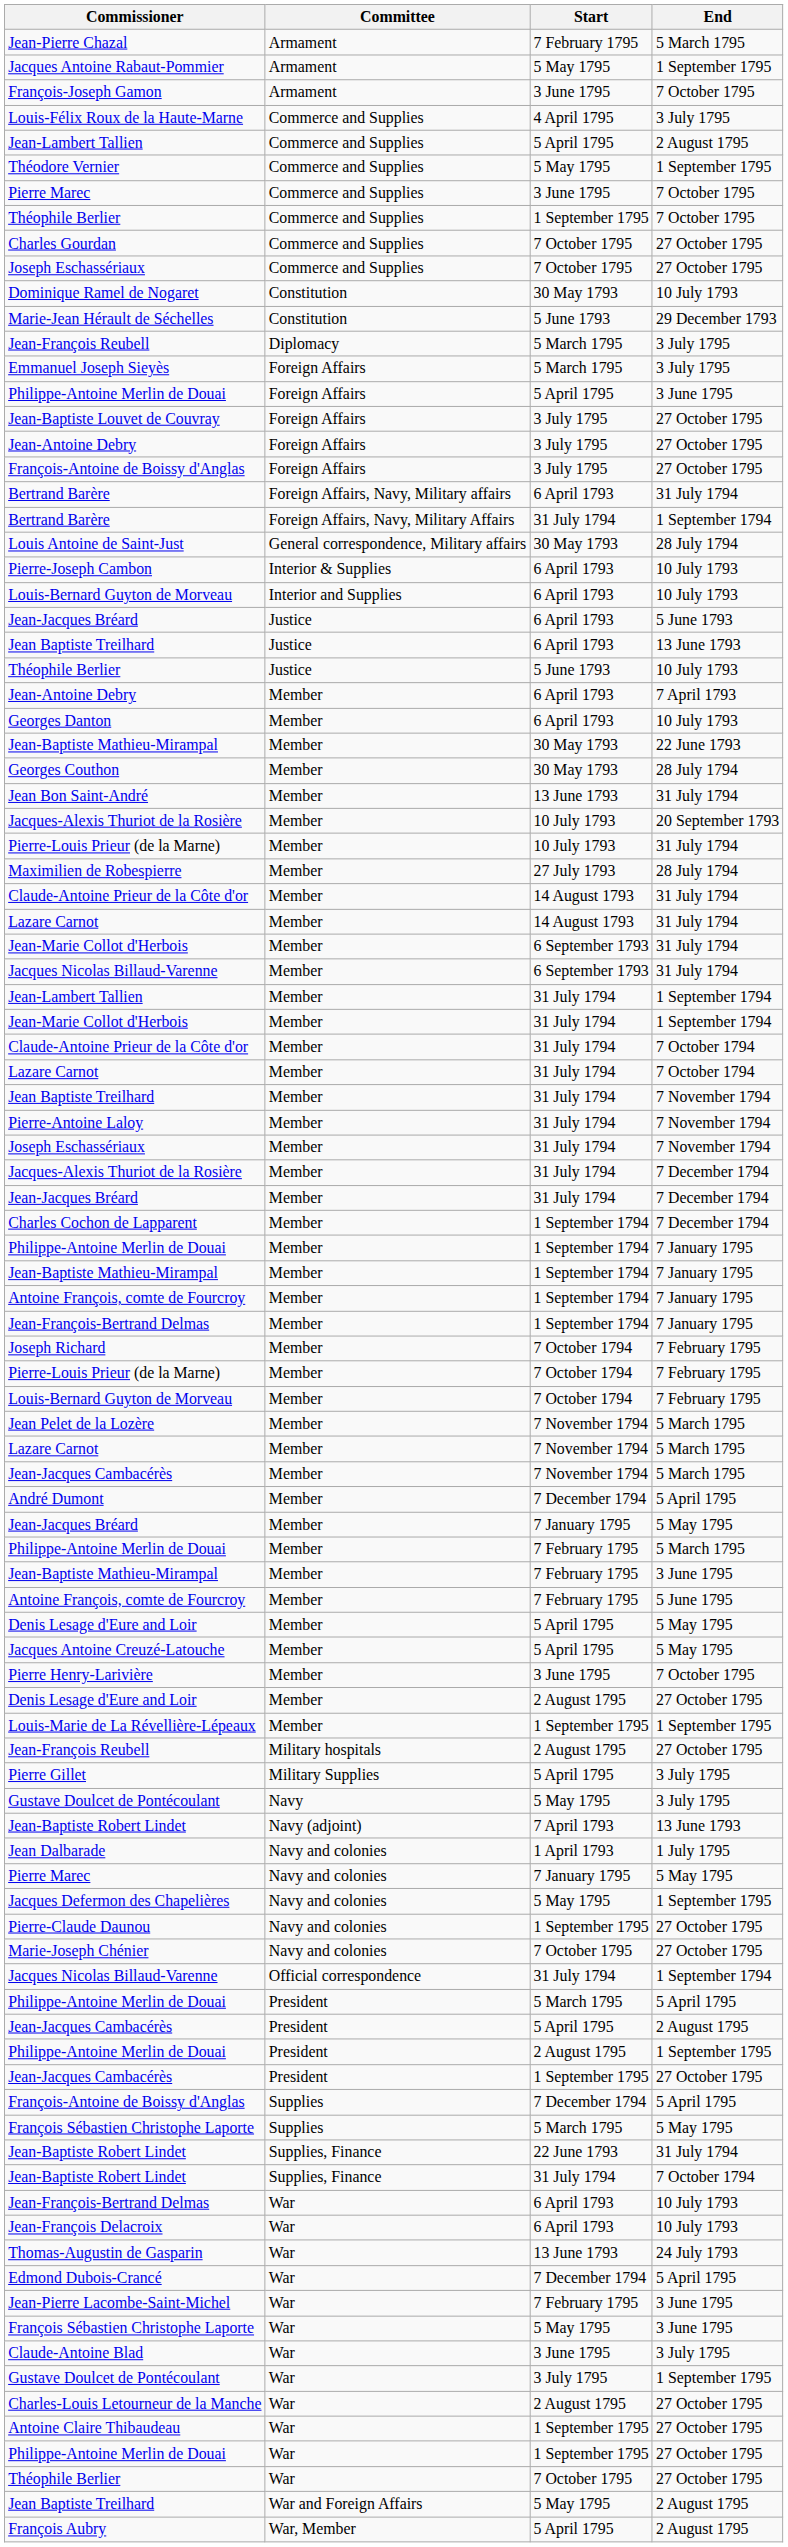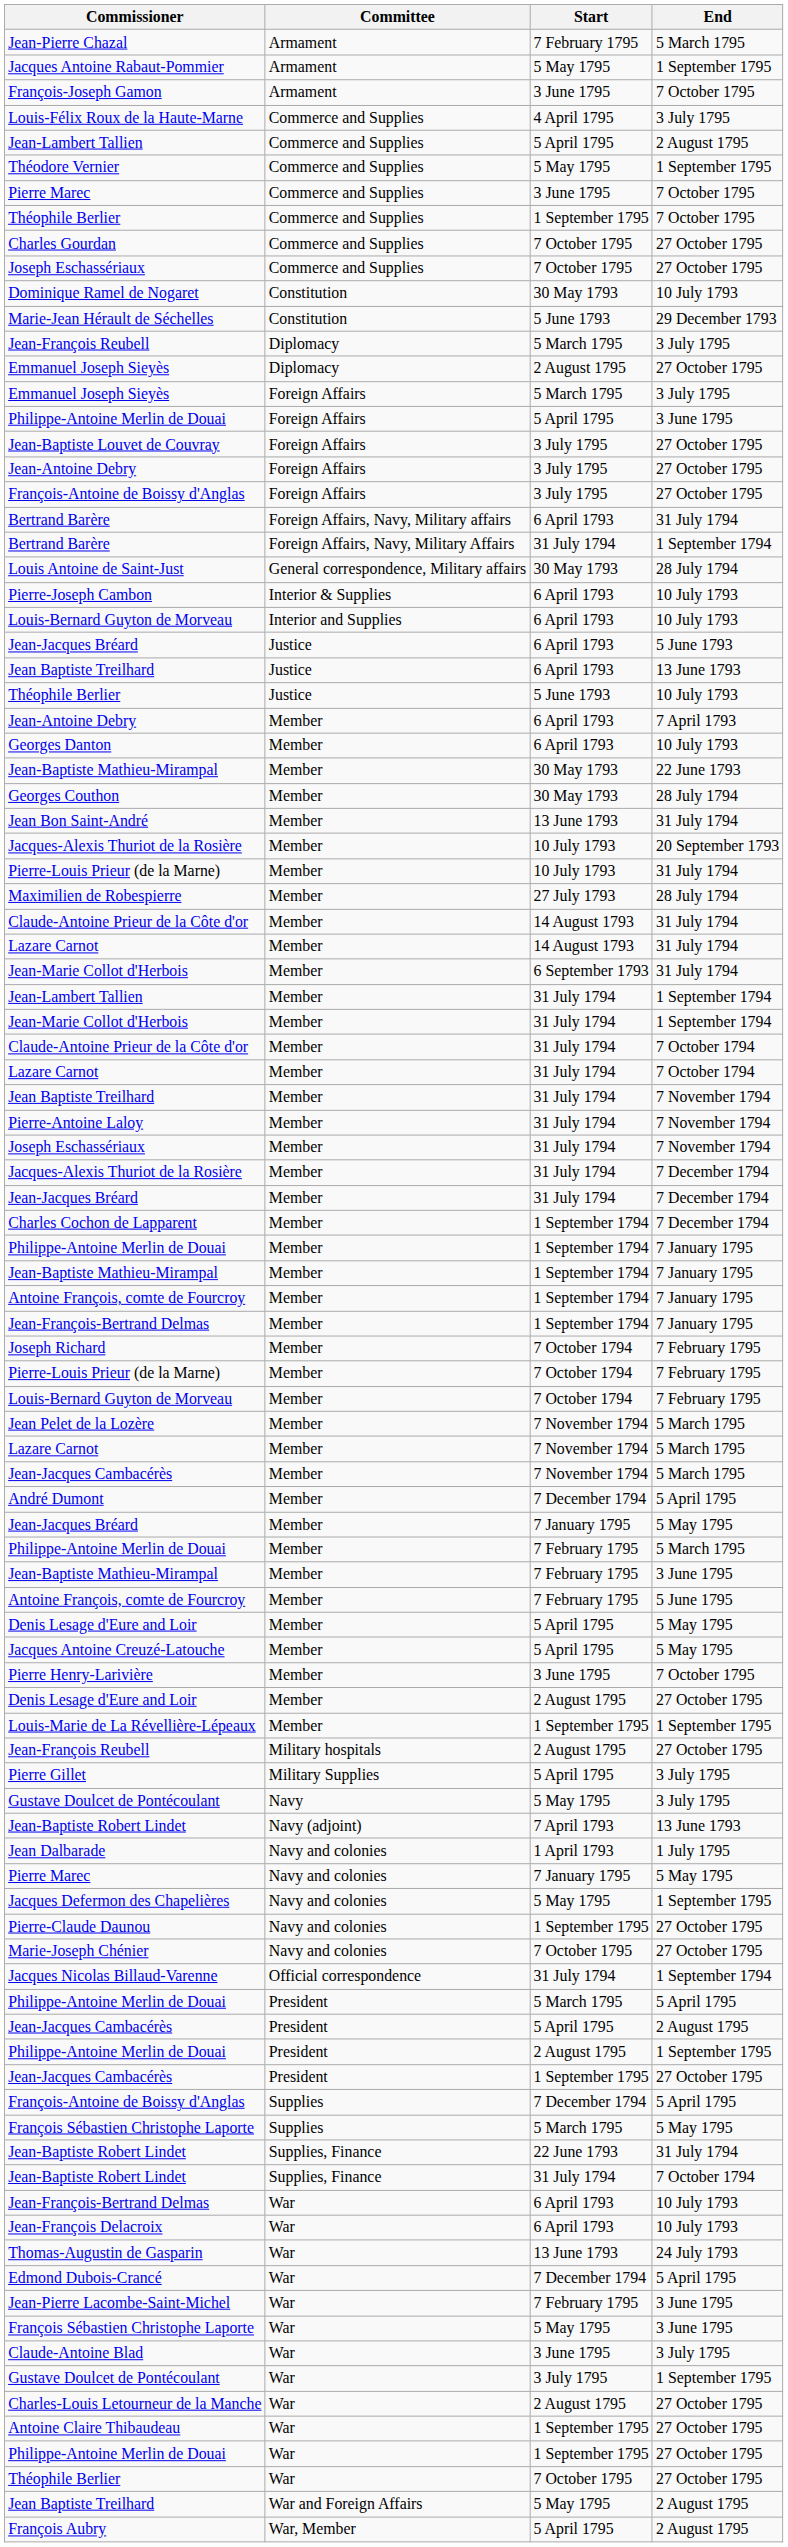+ row: (89, 368)
- row: (113, 971)
